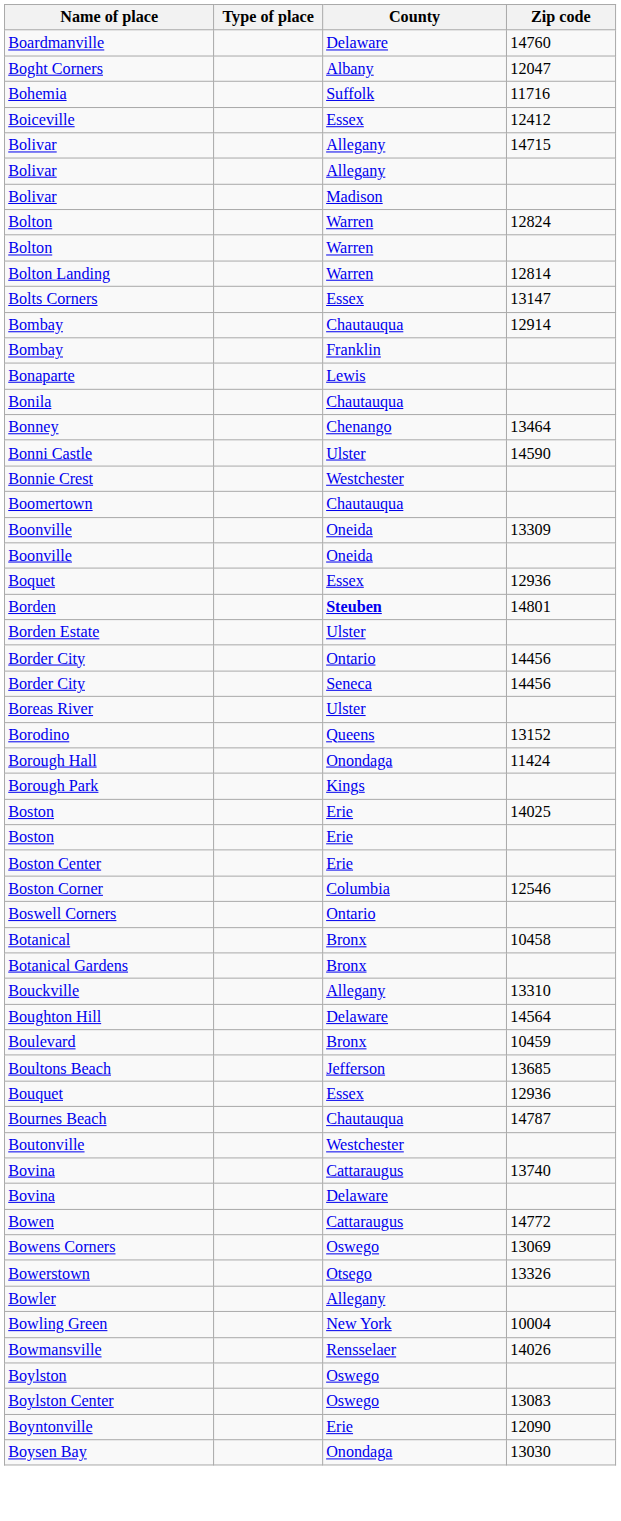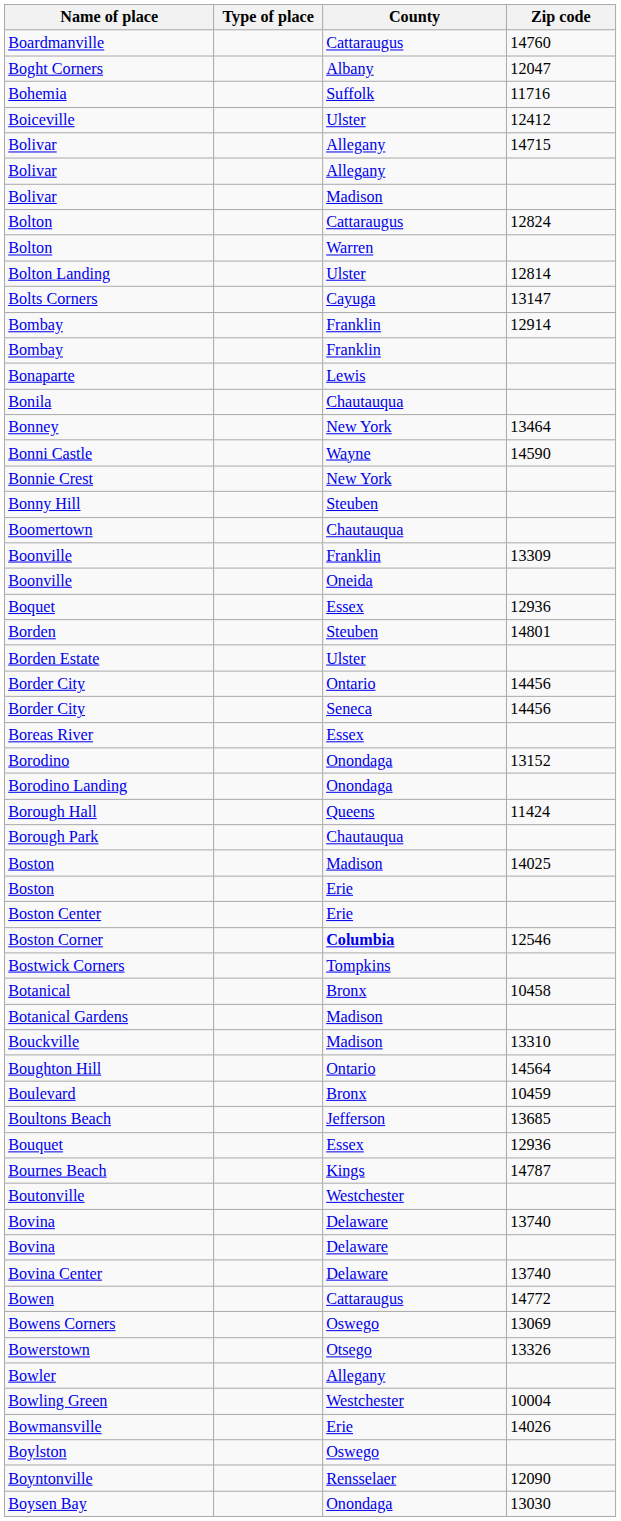(357, 42) Delaware -> (365, 42) Cattaraugus
(345, 119) Essex -> (346, 119) Ulster
(350, 222) Warren -> (365, 222) Cattaraugus
(350, 273) Warren -> (346, 273) Ulster
(345, 299) Essex -> (351, 299) Cayuga
(365, 324) Chautauqua -> (354, 324) Franklin
(359, 427) Chenango -> (359, 427) New York
(346, 453) Ulster -> (348, 453) Wayne
(365, 478) Westchester -> (359, 478) New York
+ row: (44, 504)
(349, 529) Oneida -> (354, 555) Franklin
(354, 606) bold -> (352, 632) normal
(346, 709) Ulster -> (345, 734) Essex
(350, 734) Queens -> (359, 760) Onondaga
+ row: (68, 786)
(359, 760) Onondaga -> (350, 811) Queens
(345, 786) Kings -> (365, 837) Chautauqua
(340, 811) Erie -> (354, 863) Madison
(358, 888) normal -> (360, 939) bold
+ row: (66, 965)
- row: (62, 914)
(346, 965) Bronx -> (354, 1016) Madison
(356, 991) Allegany -> (354, 1042) Madison
(357, 1016) Delaware -> (351, 1068) Ontario
(365, 1119) Chautauqua -> (345, 1170) Kings
(365, 1170) Cattaraugus -> (357, 1221) Delaware
+ row: (55, 1273)
(359, 1324) New York -> (365, 1401) Westchester
(361, 1350) Rensselaer -> (340, 1426) Erie
- row: (61, 1401)
(340, 1426) Erie -> (361, 1478) Rensselaer
